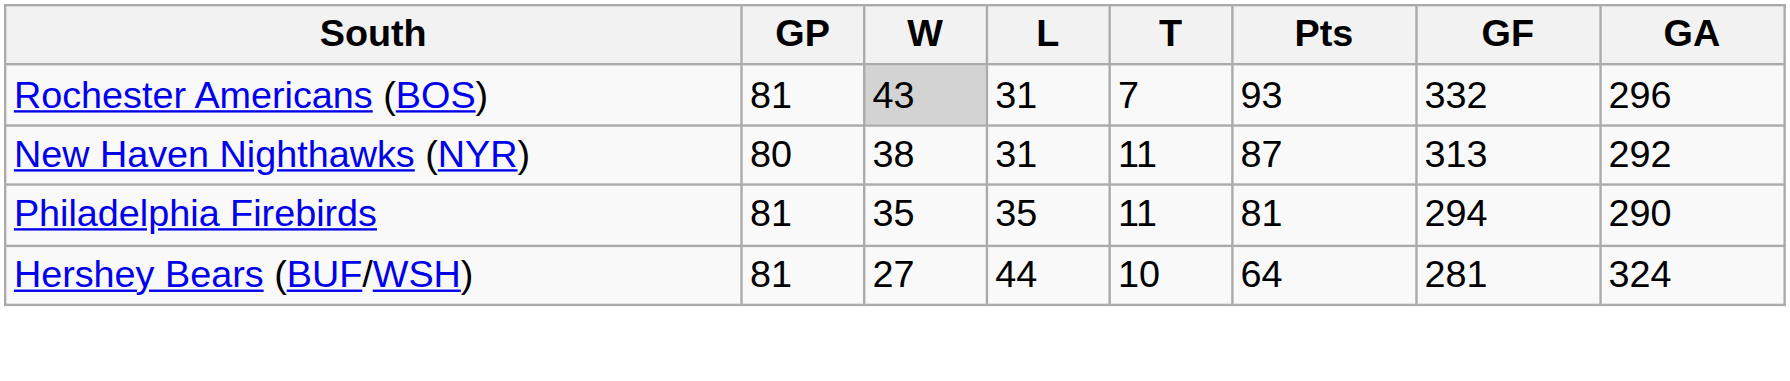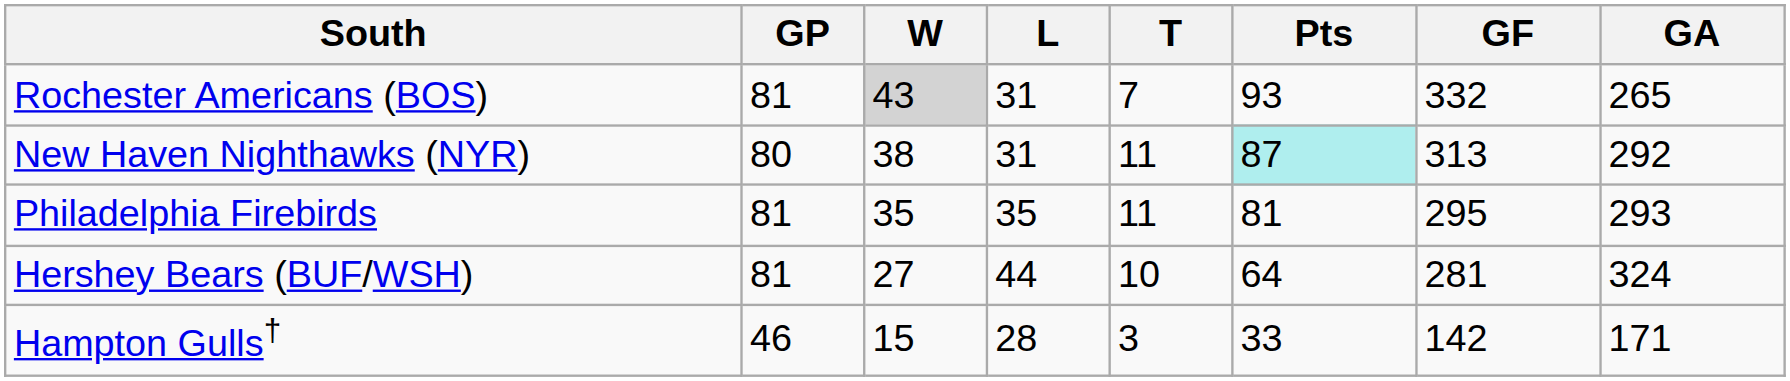(1640, 94) 296 -> (1640, 94) 265
(1262, 154) no background -> (1262, 154) paleturquoise background
(1456, 214) 294 -> (1456, 214) 295
(1640, 214) 290 -> (1640, 214) 293
+ row: (148, 338)
